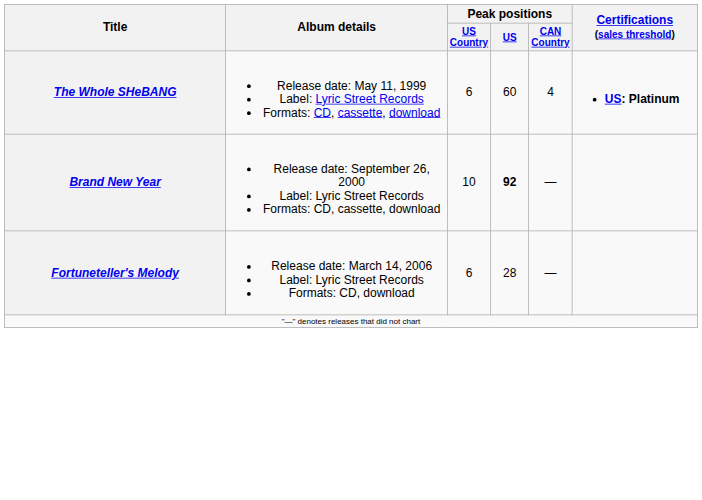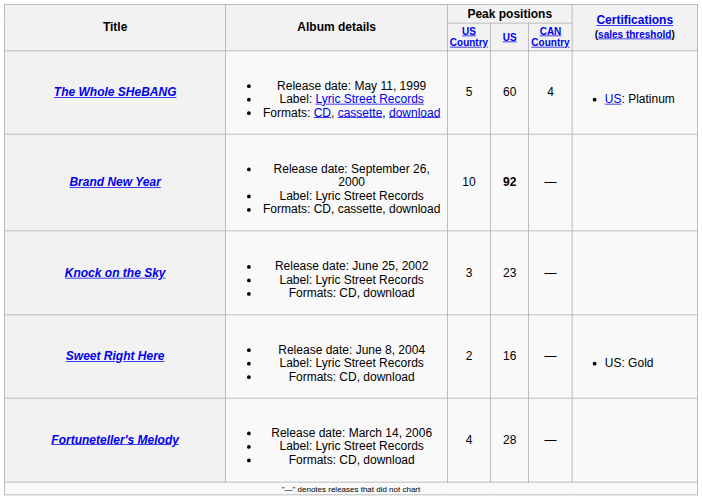(469, 92) 6 -> (469, 92) 5
(635, 99) bold -> (635, 99) normal
+ row: (115, 273)
+ row: (115, 356)
(469, 273) 6 -> (469, 440) 4
